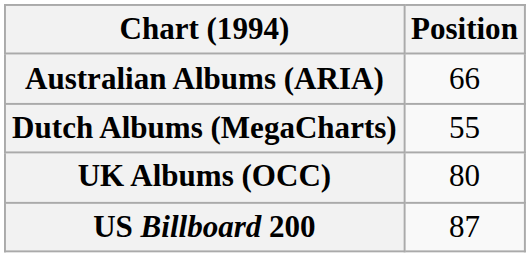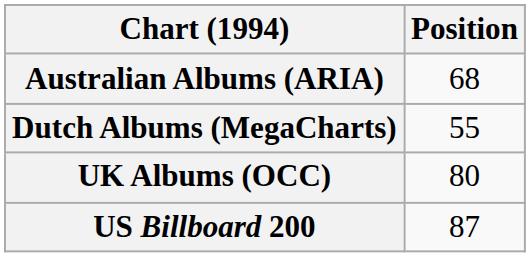(464, 78) 66 -> (464, 78) 68
